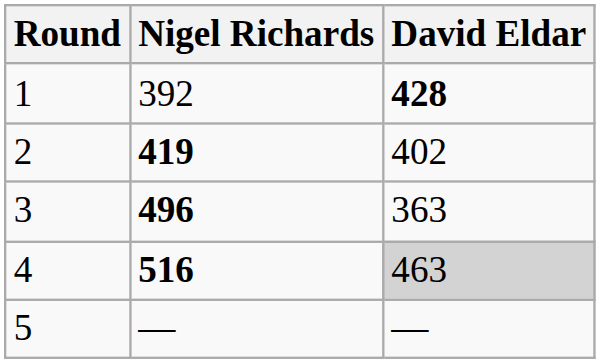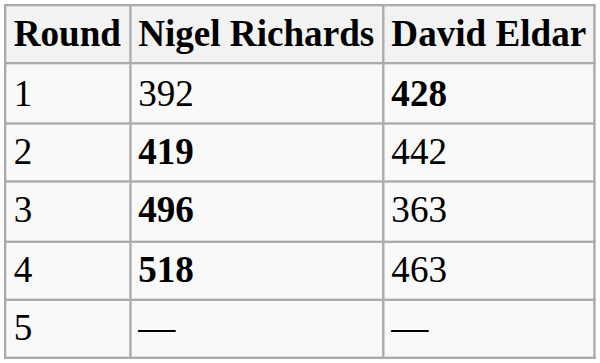(419, 151) 402 -> (419, 151) 442
(166, 269) 516 -> (166, 269) 518
(419, 269) lightgrey background -> (419, 269) no background
